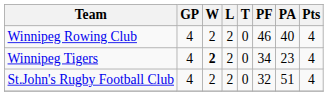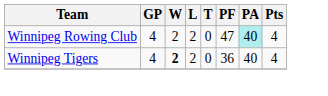(264, 36) 46 -> (227, 36) 47
(287, 36) no background -> (250, 36) paleturquoise background
(264, 58) 34 -> (227, 58) 36
(287, 58) 23 -> (250, 58) 40
- row: (91, 79)
